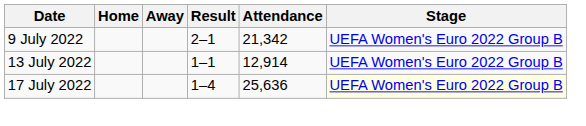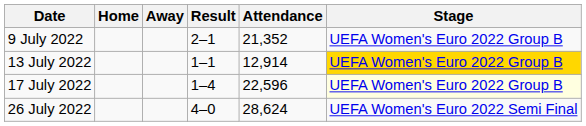(265, 39) 21,342 -> (265, 39) 21,352
(446, 62) no background -> (446, 62) gold background
(265, 86) 25,636 -> (265, 86) 22,596
+ row: (50, 109)
